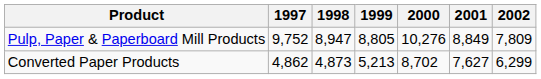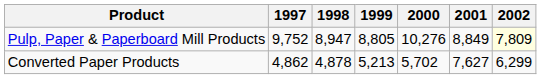(514, 39) no background -> (514, 39) lightyellow background
(333, 62) 4,873 -> (333, 62) 4,878
(420, 62) 8,702 -> (420, 62) 5,702
